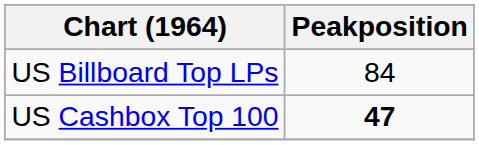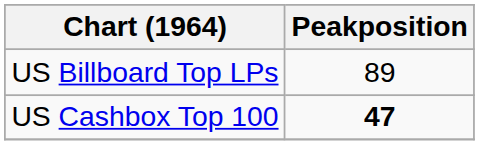(380, 71) 84 -> (380, 71) 89
